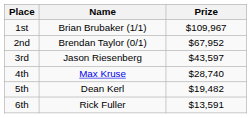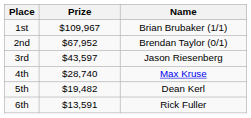columns swapped: (103, 12) <-> (206, 12)
